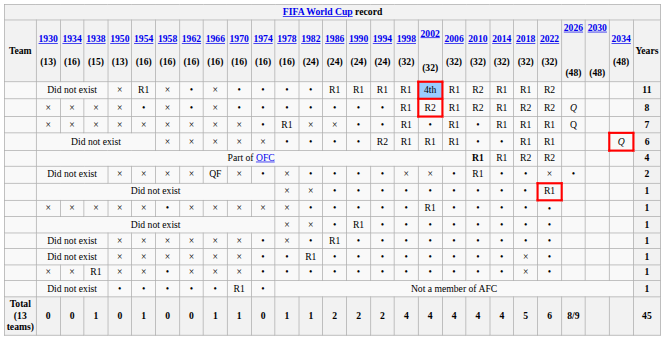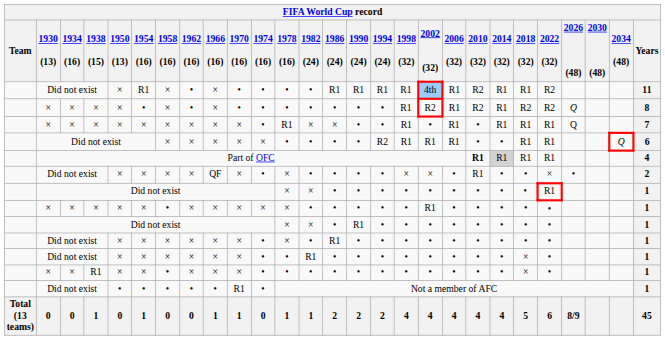(502, 158) no background -> (502, 158) lightgrey background
(526, 158) R2 -> (526, 158) R1
(550, 158) R2 -> (550, 158) R1
